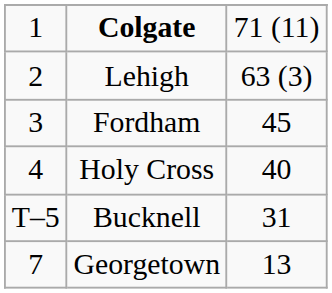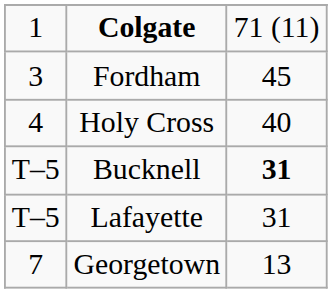- row: (147, 75)
(277, 216) normal -> (277, 169) bold
+ row: (147, 216)
